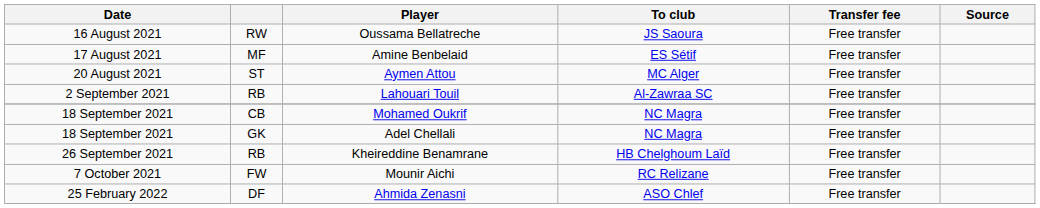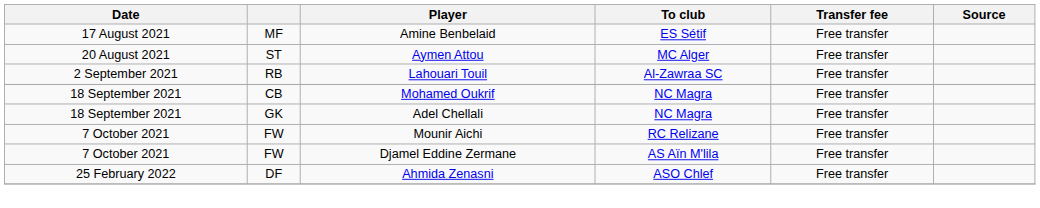- row: (420, 34)
- row: (420, 154)
+ row: (448, 154)
